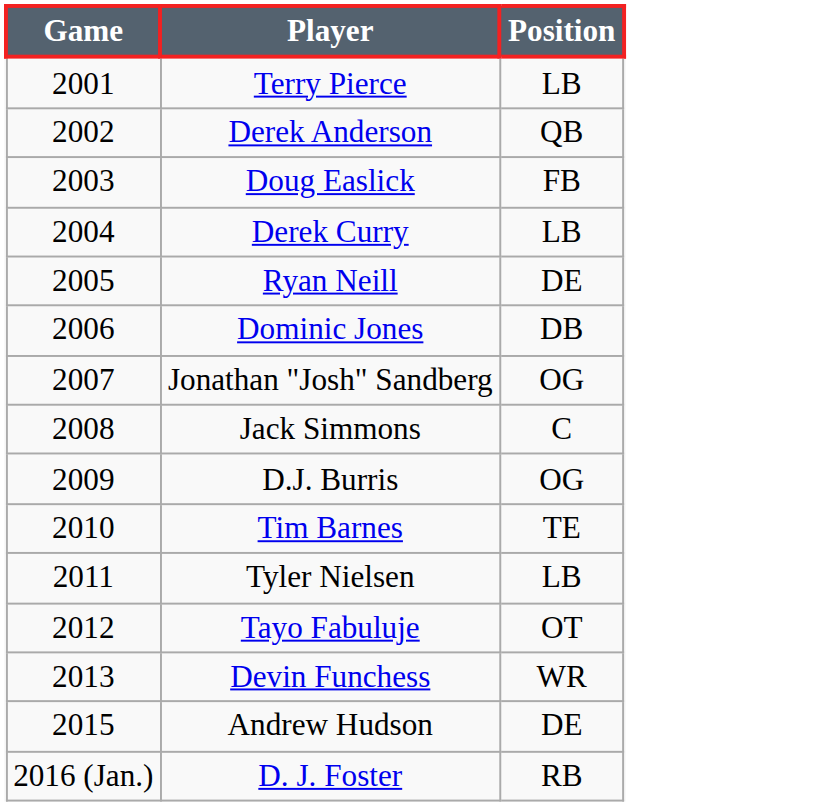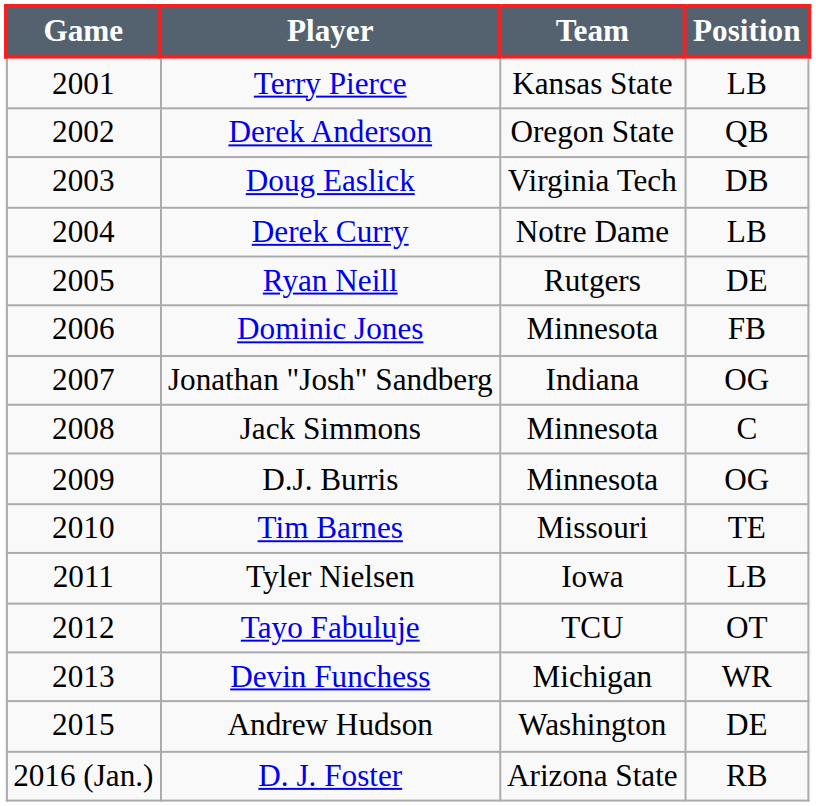+ column: (592, 31)
(562, 181) FB -> (747, 181) DB
(562, 330) DB -> (747, 330) FB
